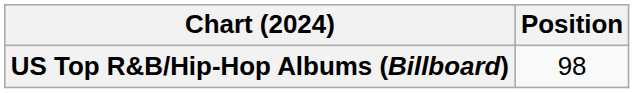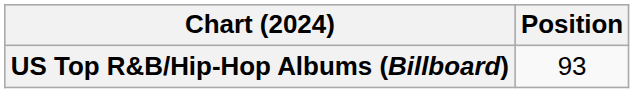(572, 66) 98 -> (572, 66) 93
